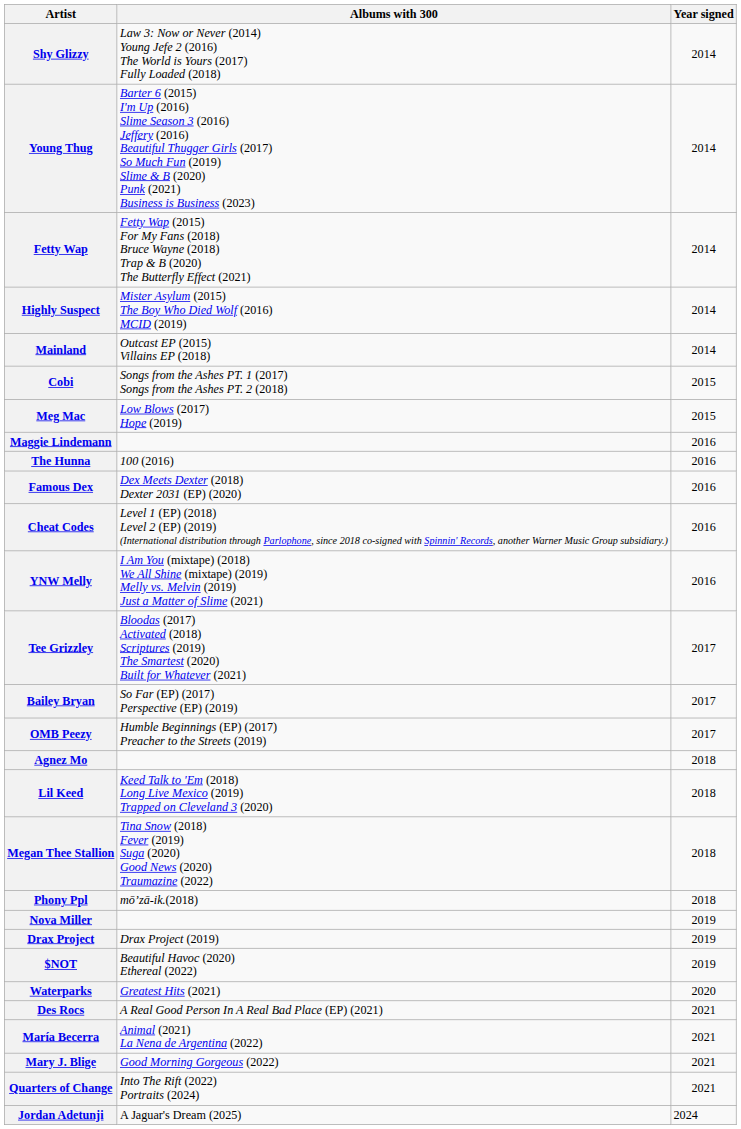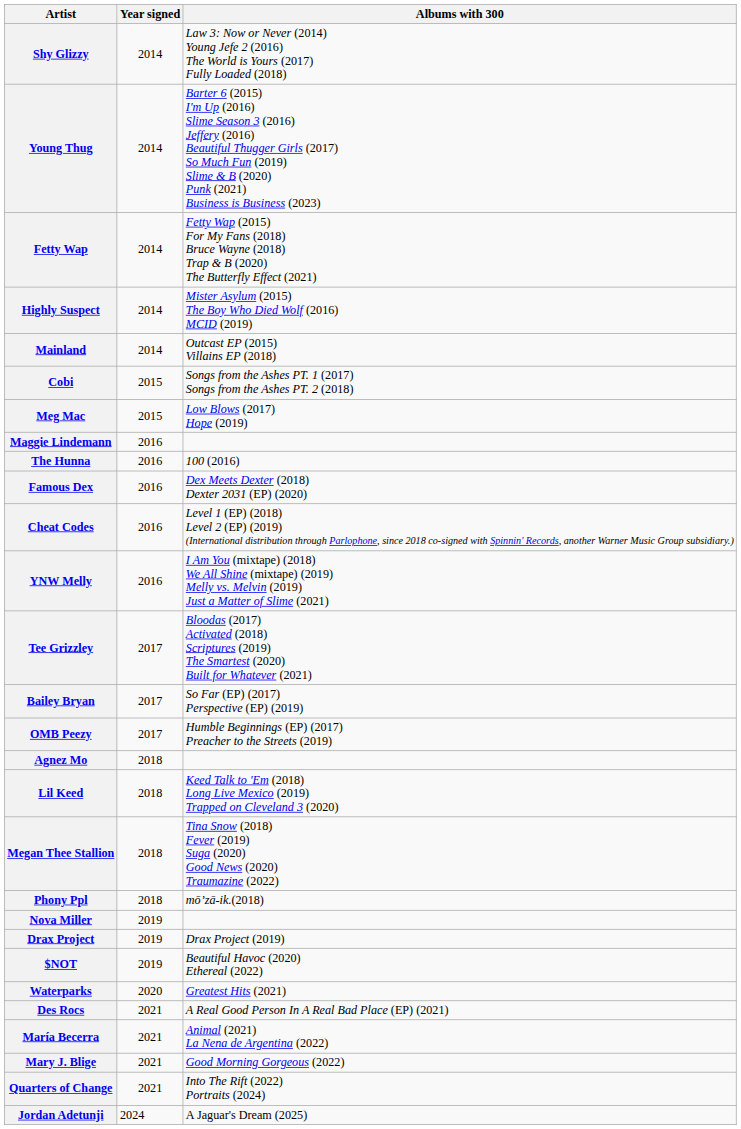columns swapped: (704, 14) <-> (394, 14)
